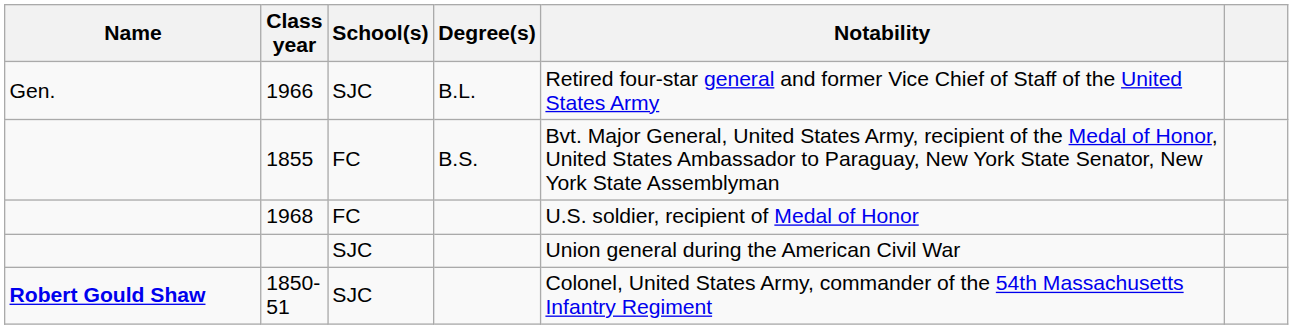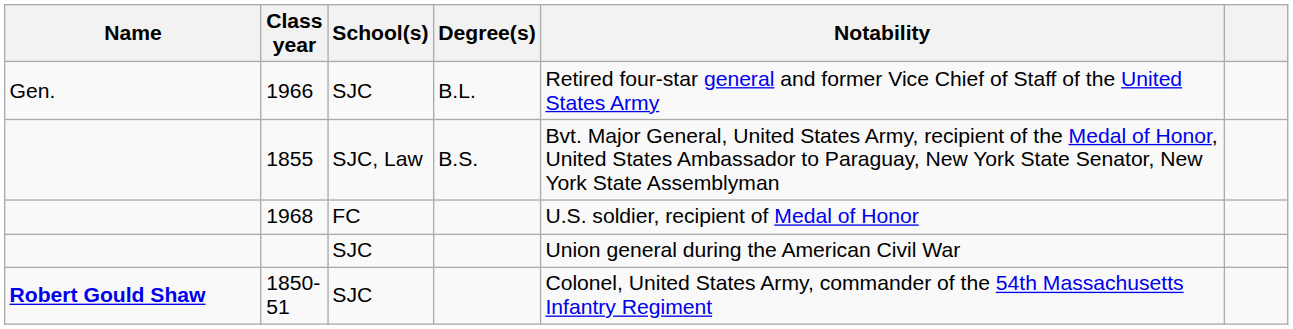(346, 159) FC -> (377, 159) SJC, Law
